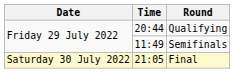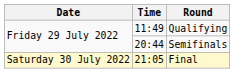(149, 28) 20:44 -> (149, 28) 11:49
(149, 44) 11:49 -> (149, 44) 20:44
